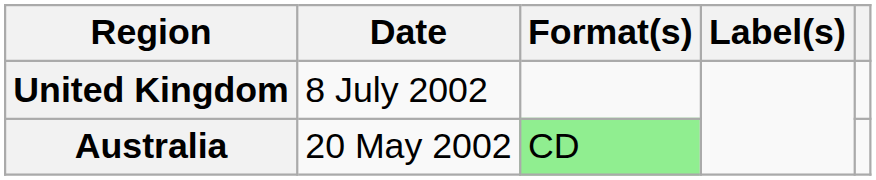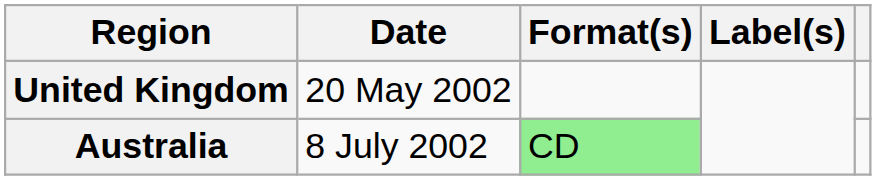(397, 89) 8 July 2002 -> (408, 89) 20 May 2002
(408, 145) 20 May 2002 -> (397, 145) 8 July 2002
